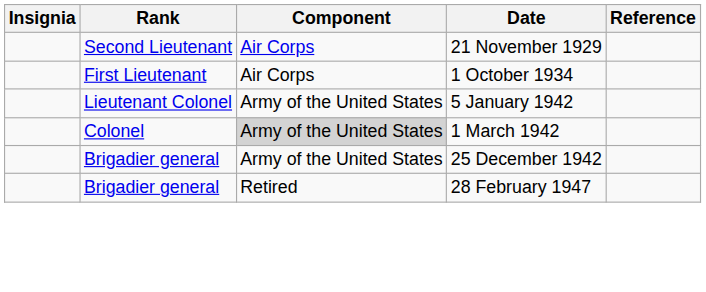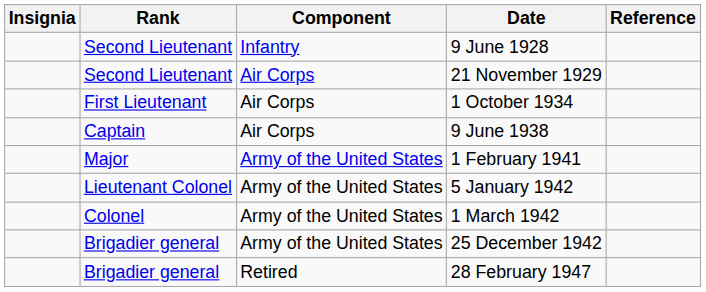+ row: (500, 46)
+ row: (500, 131)
+ row: (516, 159)
(341, 131) lightgrey background -> (341, 215) no background
